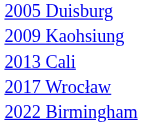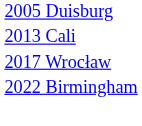- row: (64, 36)
